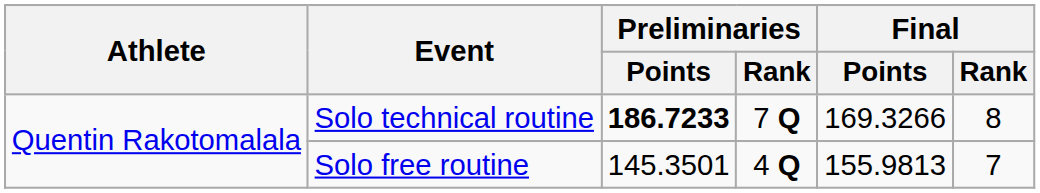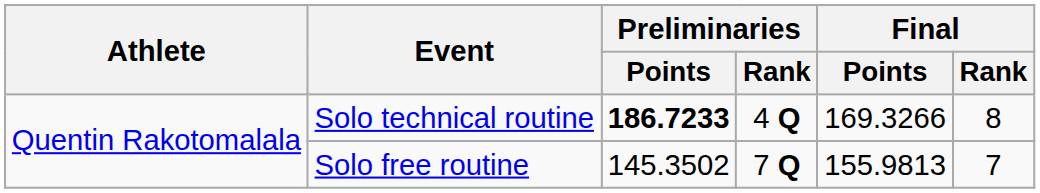(777, 118) 7 Q -> (777, 118) 4 Q
(669, 164) 145.3501 -> (669, 164) 145.3502
(777, 164) 4 Q -> (777, 164) 7 Q
